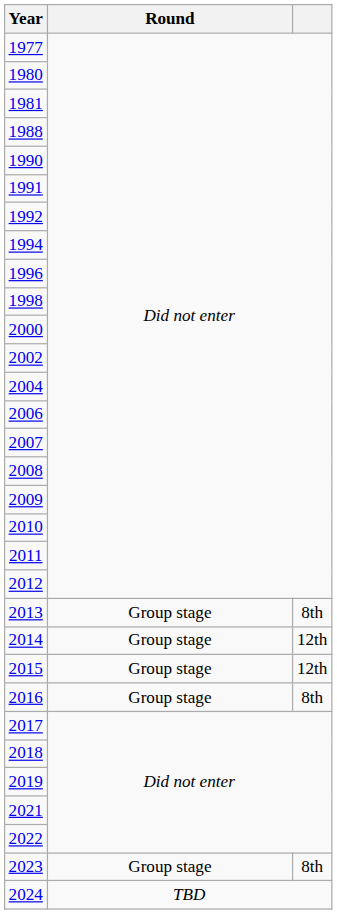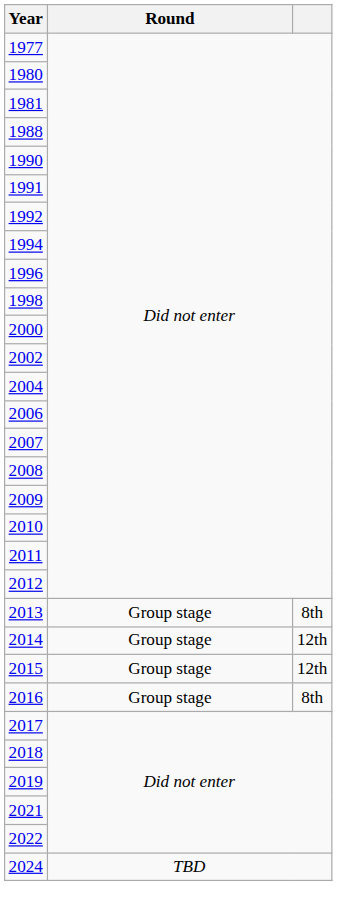- row: (26, 866)
